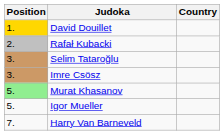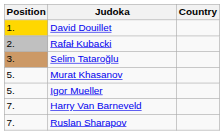- row: (75, 75)
(11, 91) lightgreen background -> (11, 75) no background
+ row: (88, 122)
